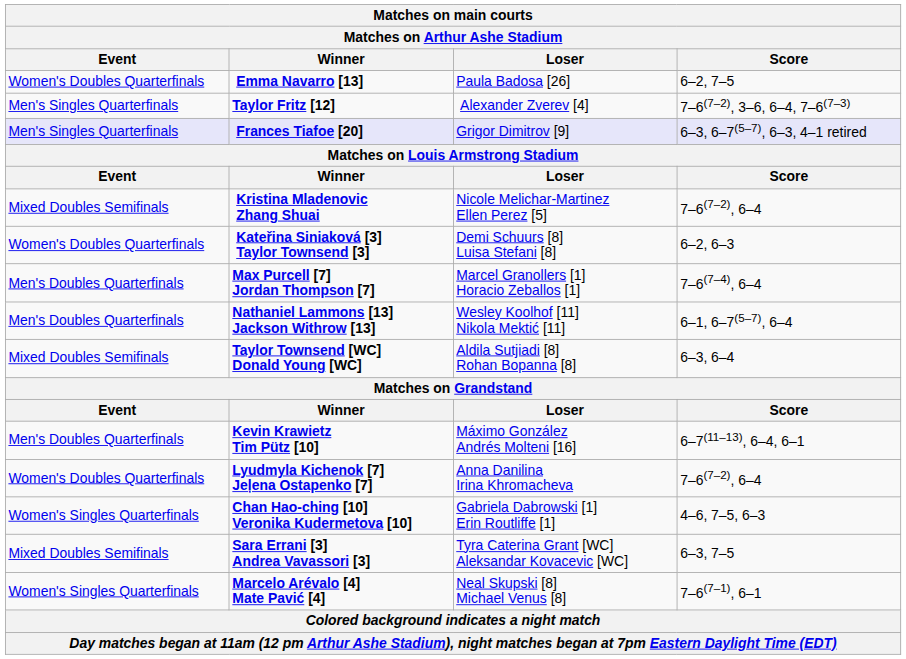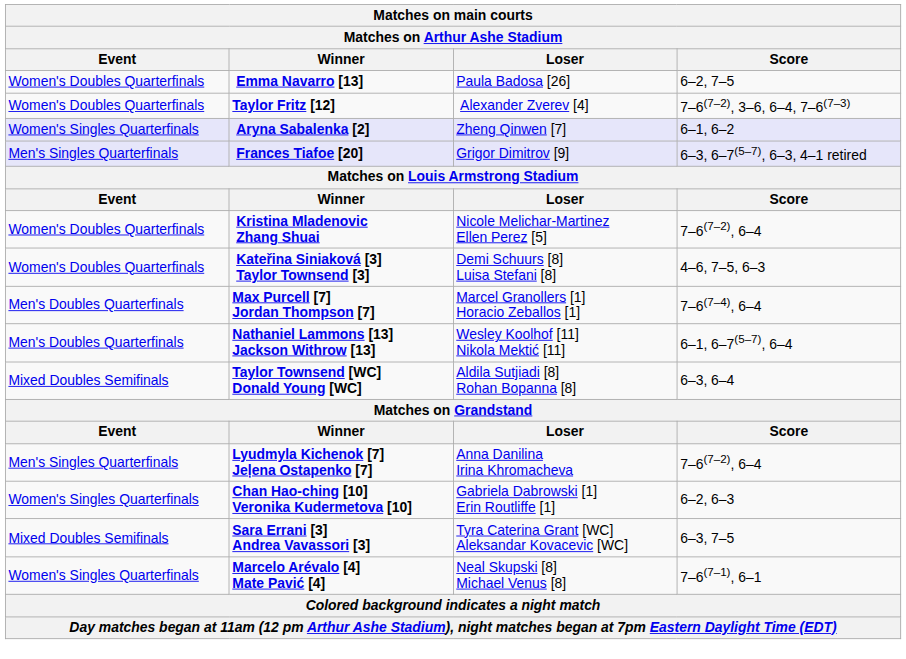(93, 105) Men's Singles Quarterfinals -> (106, 105) Women's Doubles Quarterfinals
+ row: (301, 129)
(88, 207) Mixed Doubles Semifinals -> (106, 229) Women's Doubles Quarterfinals
(707, 245) 6–2, 6–3 -> (723, 267) 4–6, 7–5, 6–3
- row: (282, 440)
(106, 478) Women's Doubles Quarterfinals -> (93, 462) Men's Singles Quarterfinals
(723, 515) 4–6, 7–5, 6–3 -> (707, 500) 6–2, 6–3
